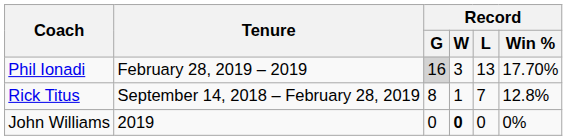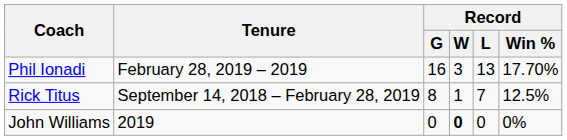(437, 69) lightgrey background -> (437, 69) no background
(526, 95) 12.8% -> (526, 95) 12.5%
